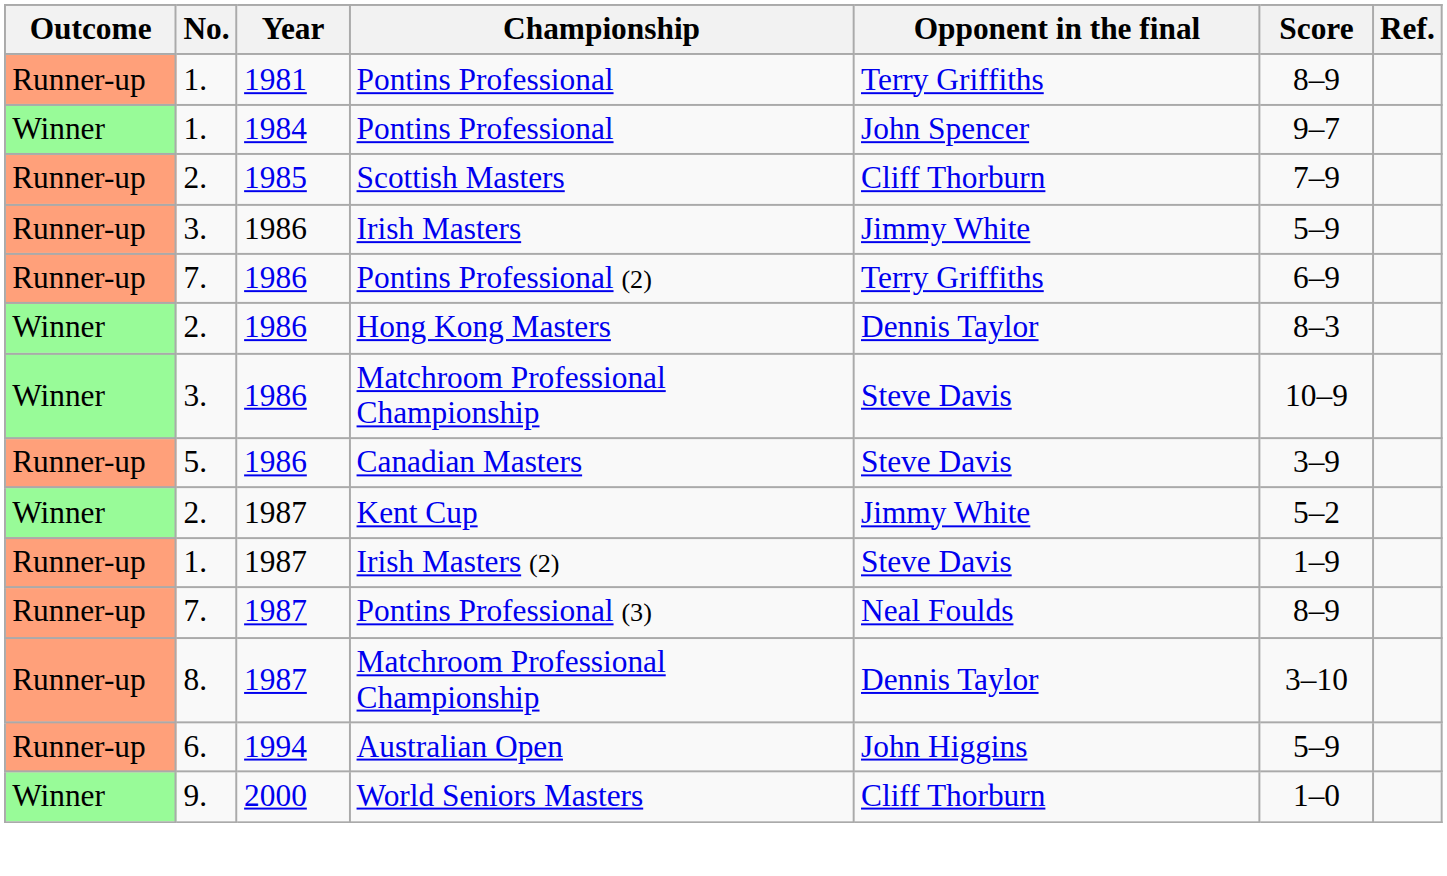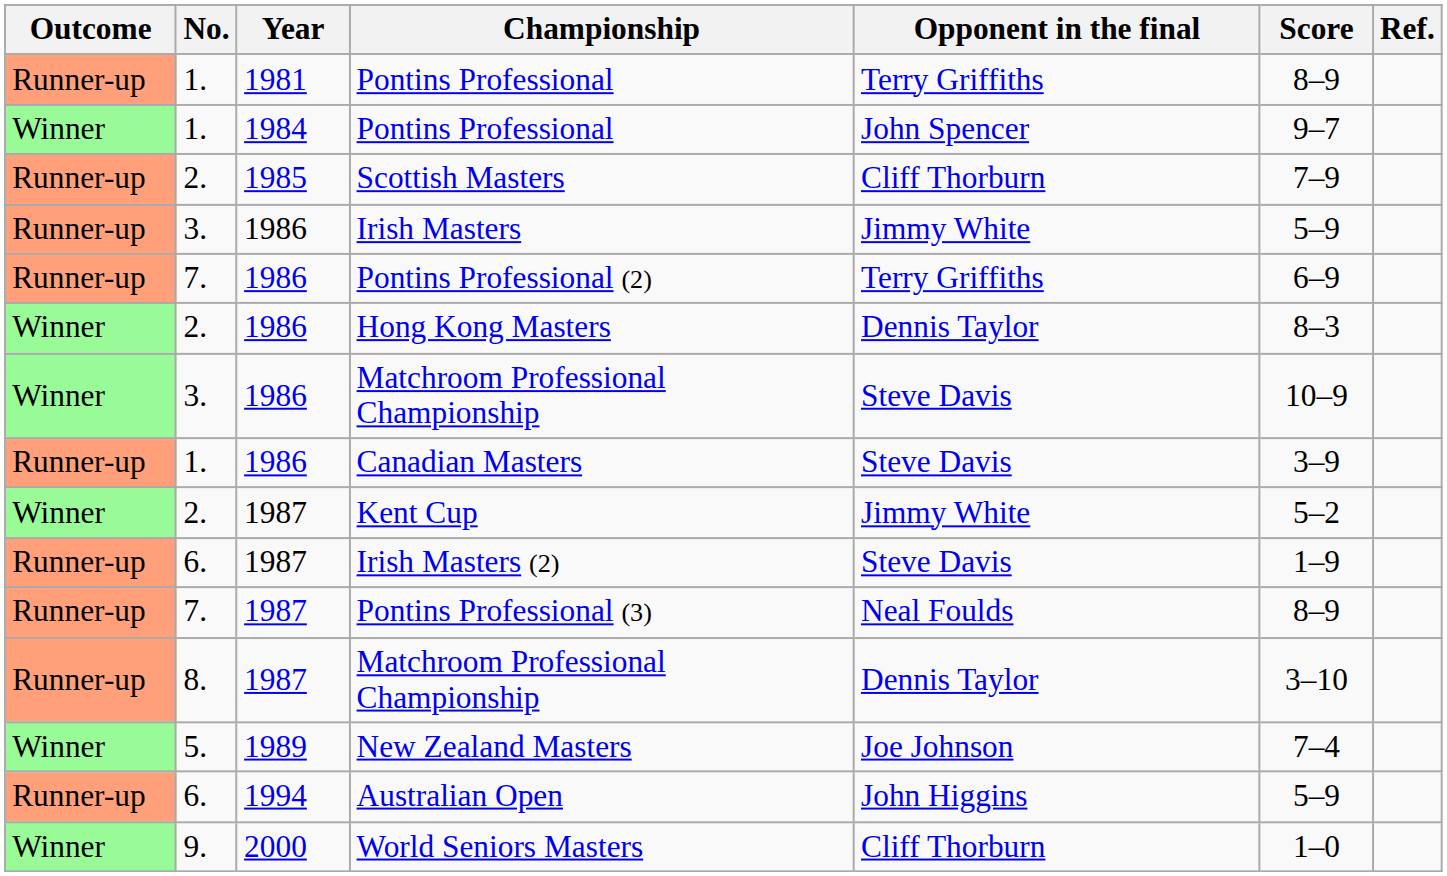(195, 462) 5. -> (195, 462) 1.
(195, 561) 1. -> (195, 561) 6.
+ row: (275, 746)
